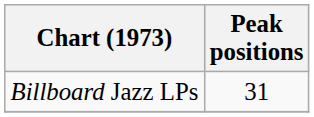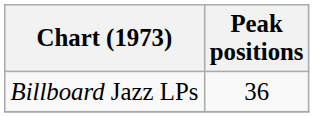(257, 91) 31 -> (257, 91) 36
